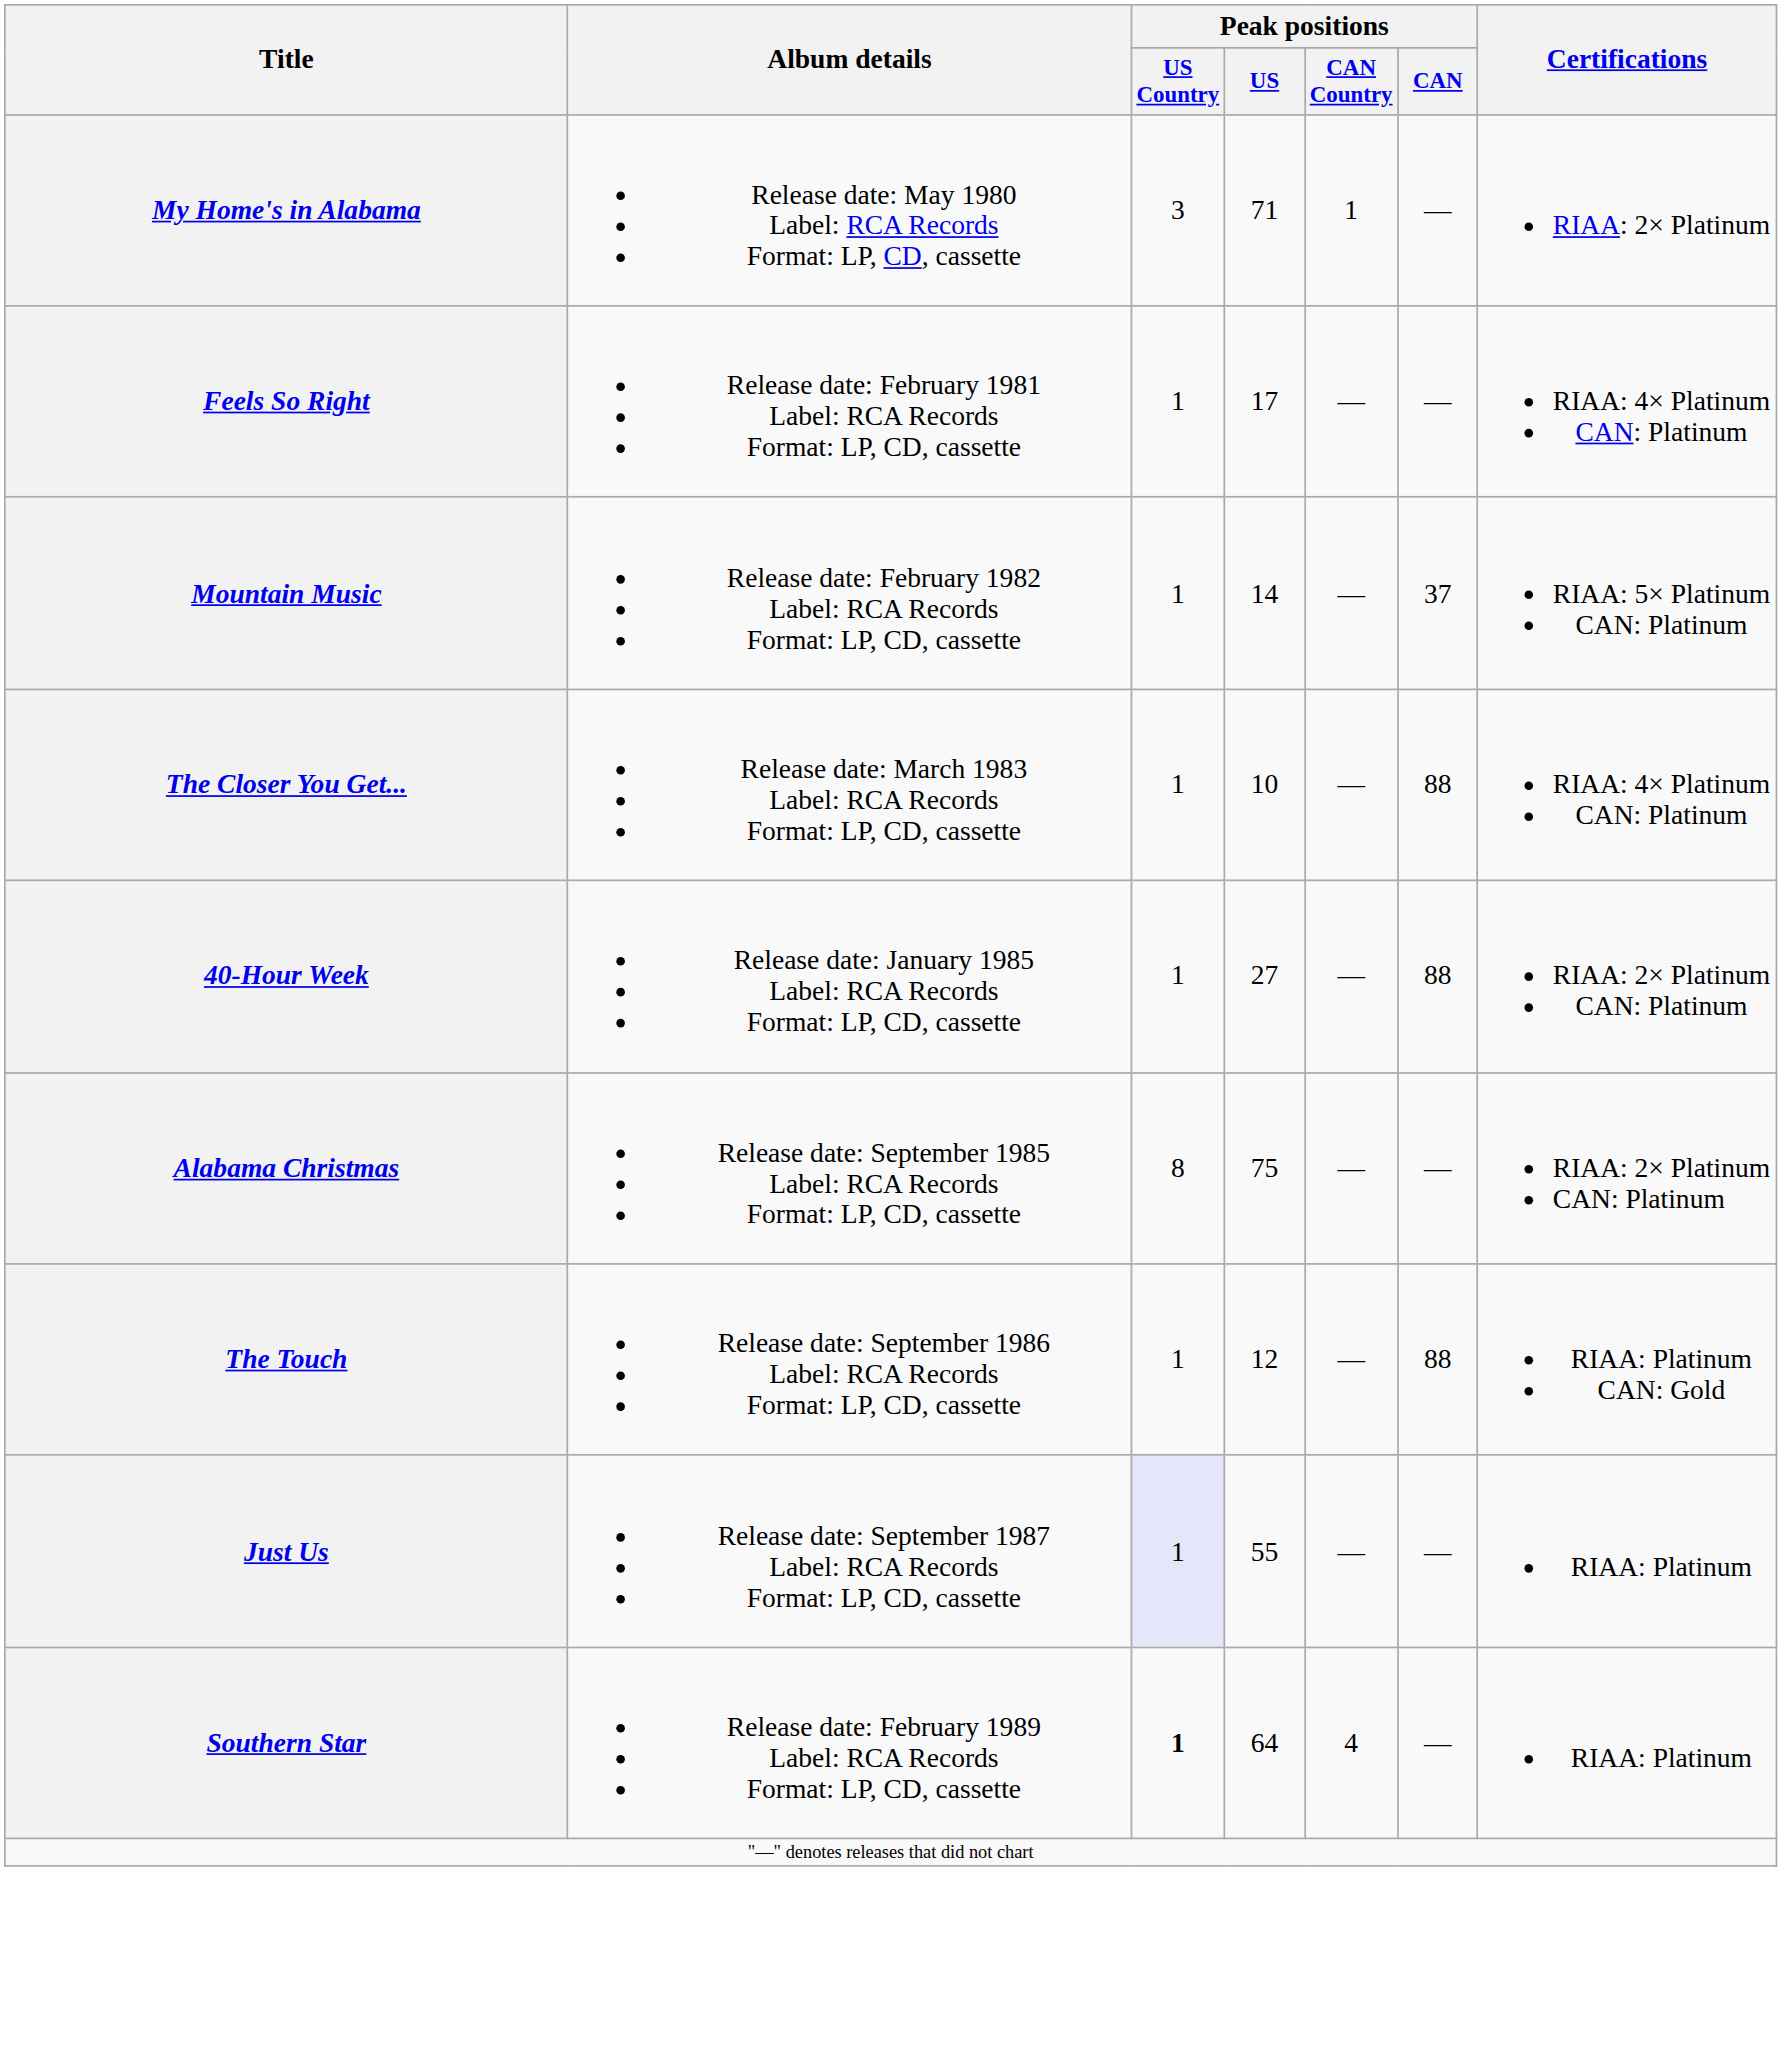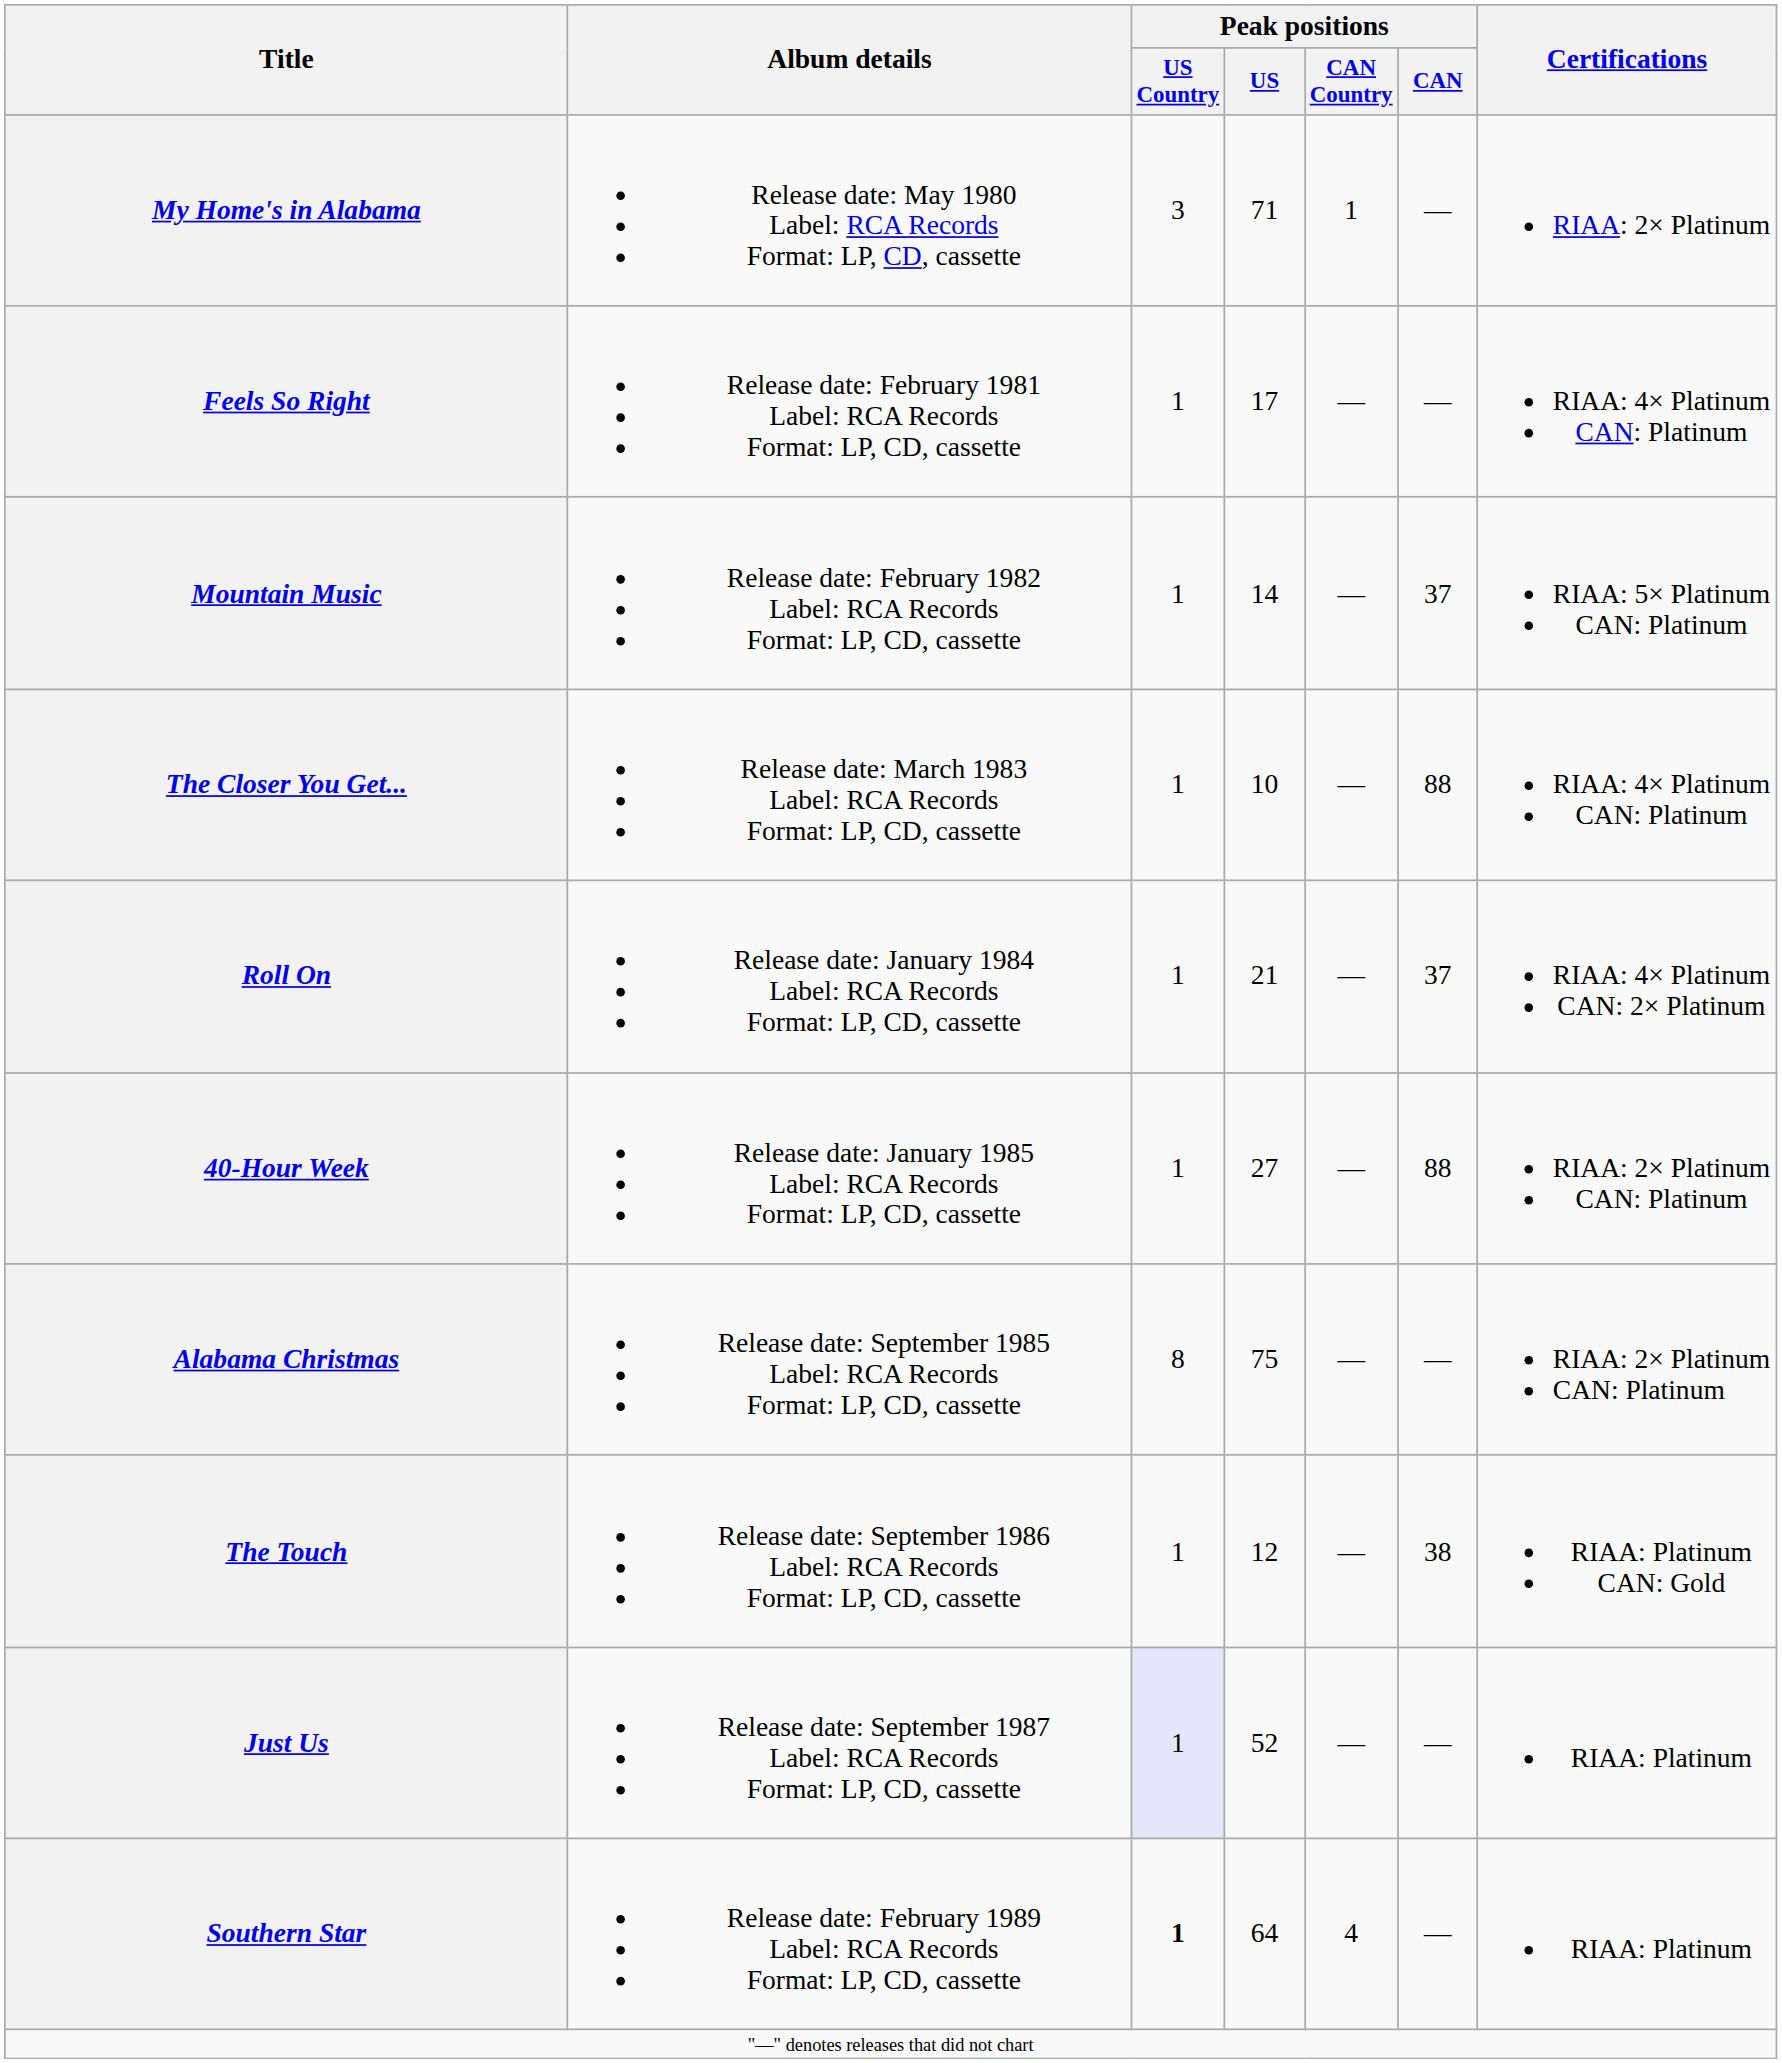+ row: (286, 976)
(1438, 1359) 88 -> (1438, 1550) 38
(1265, 1550) 55 -> (1265, 1742) 52
